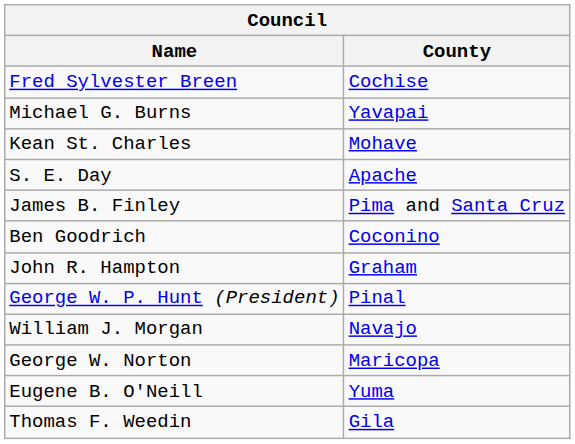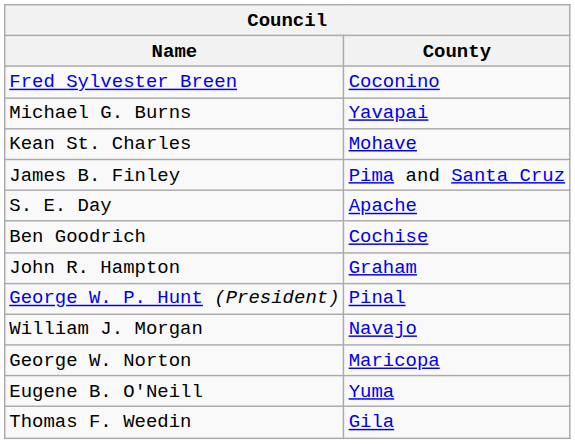(388, 82) Cochise -> (394, 82) Coconino
rows swapped: (61, 175) <-> (95, 206)
(394, 237) Coconino -> (388, 237) Cochise
